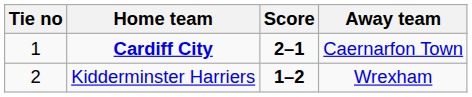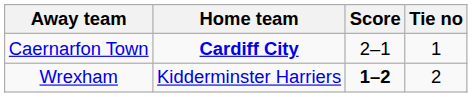columns swapped: (36, 19) <-> (393, 19)
(289, 48) bold -> (375, 48) normal
